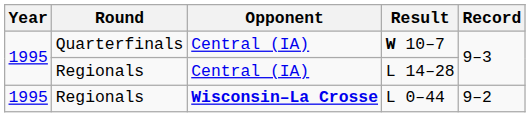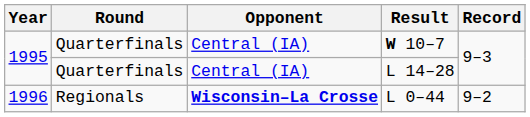(100, 71) Regionals -> (120, 71) Quarterfinals
(28, 98) 1995 -> (28, 98) 1996
